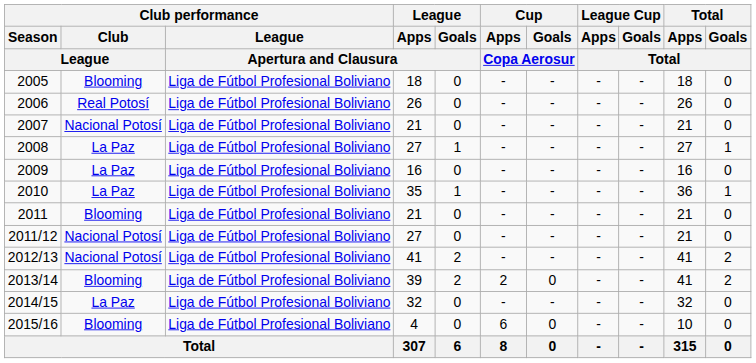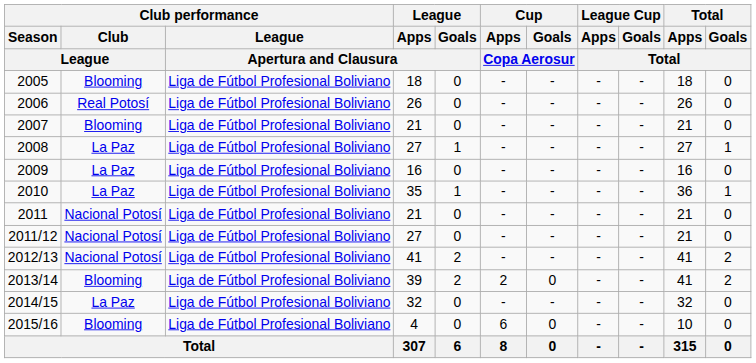(113, 125) Nacional Potosí -> (113, 125) Blooming
(113, 214) Blooming -> (113, 214) Nacional Potosí
